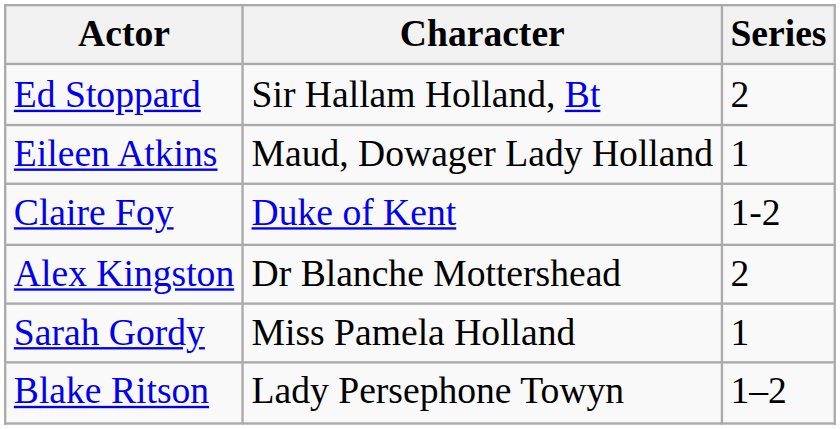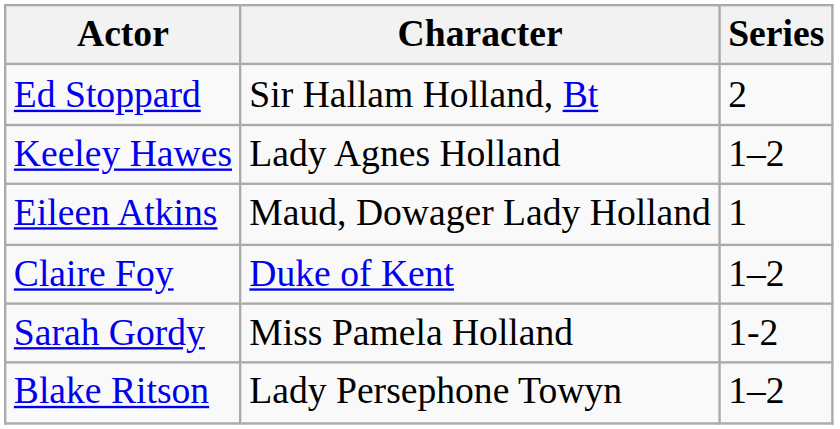+ row: (123, 153)
(755, 213) 1-2 -> (756, 272) 1–2
- row: (124, 272)
(740, 332) 1 -> (753, 332) 1-2
